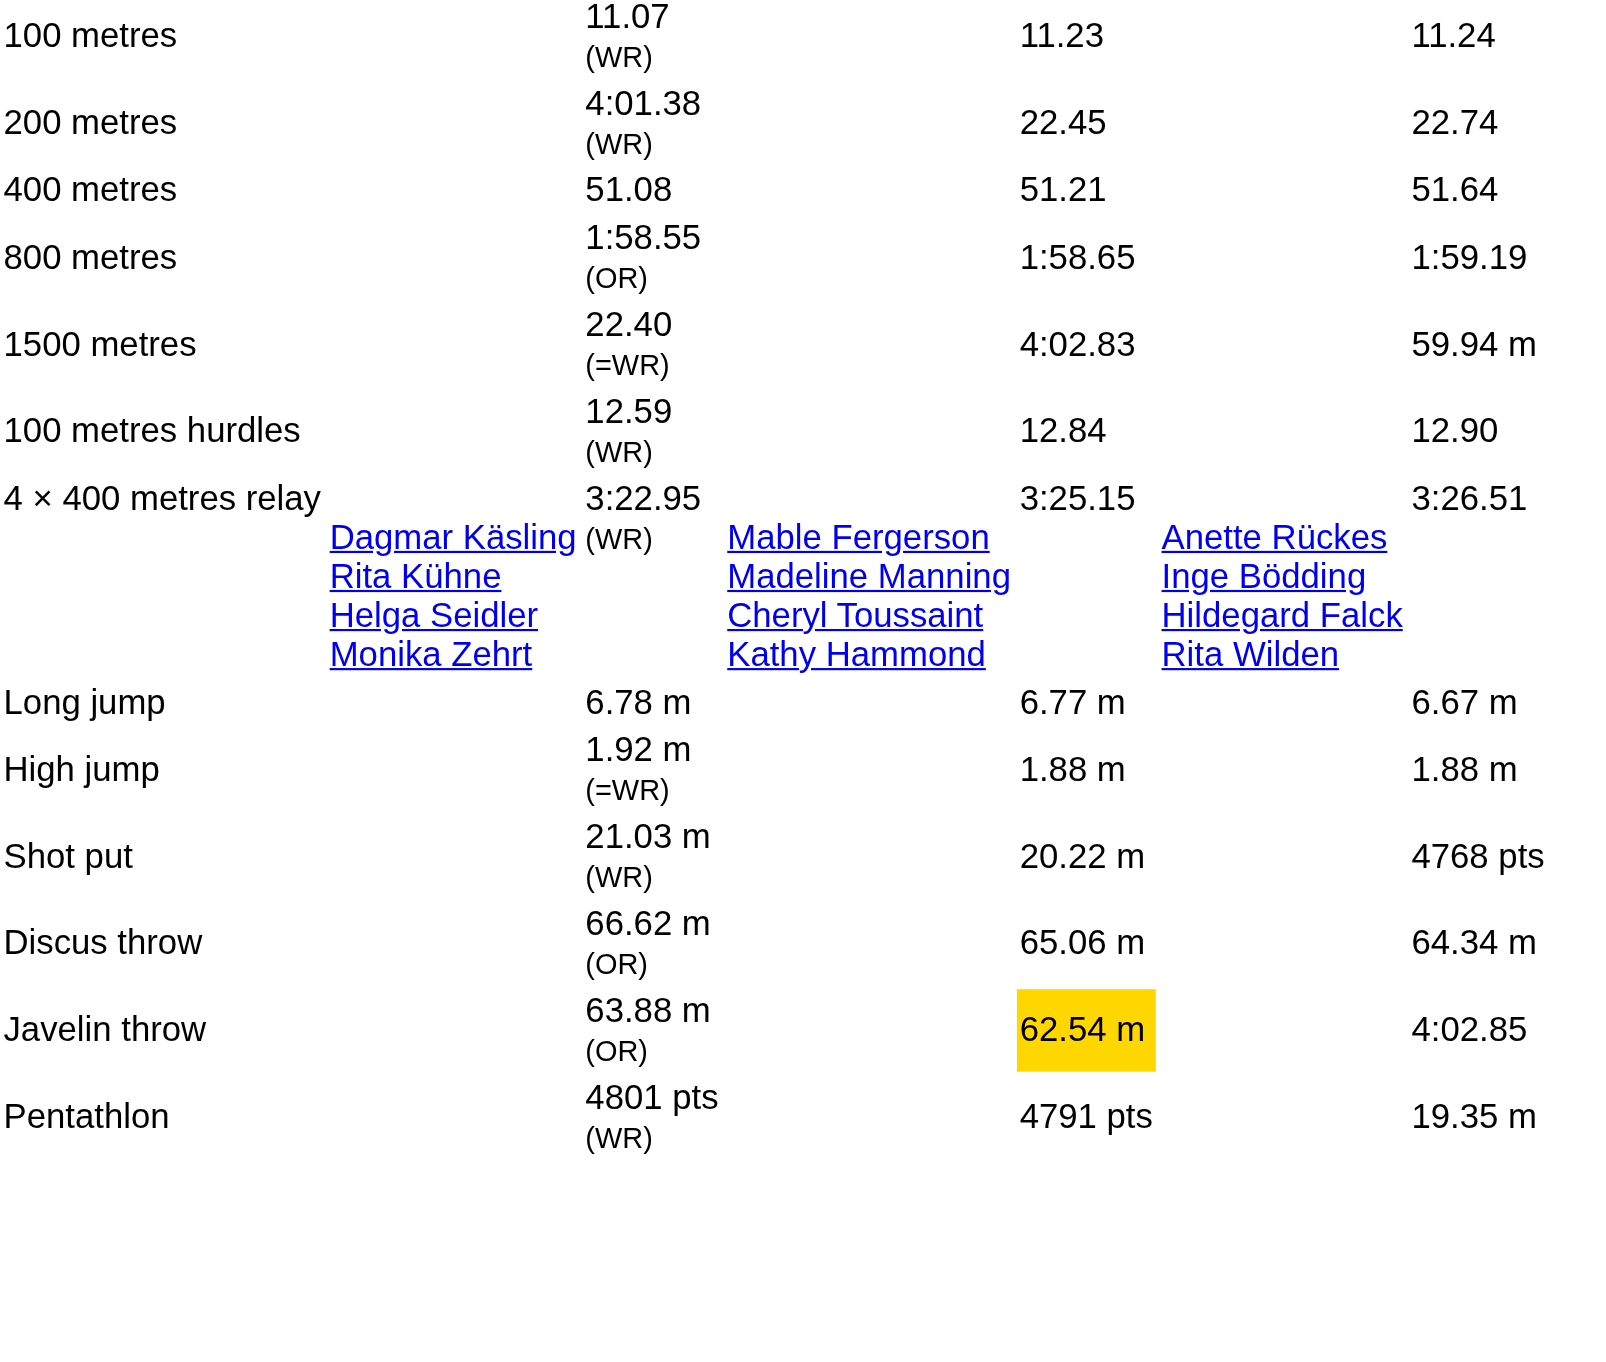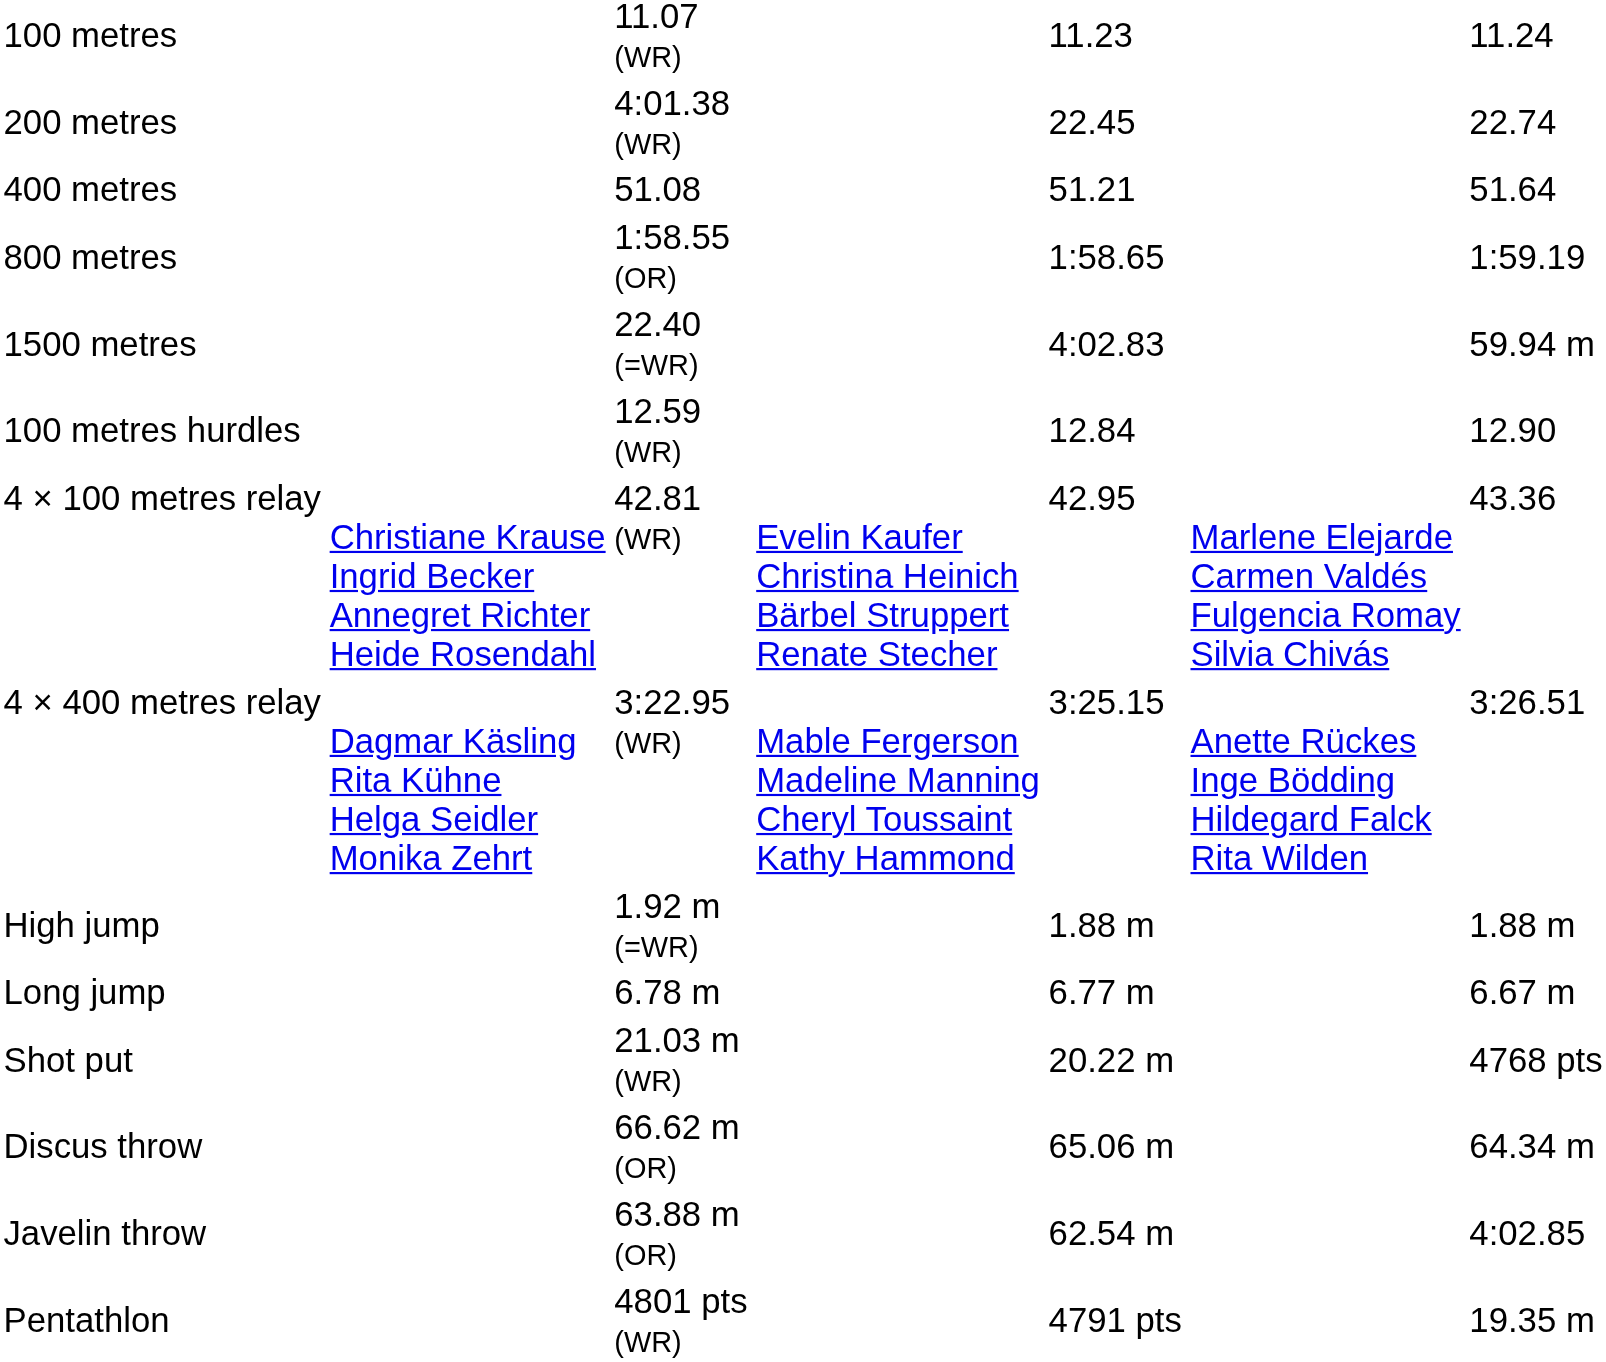+ row: (162, 498)
rows swapped: (82, 769) <-> (85, 702)
(1082, 1029) gold background -> (1111, 1233) no background
